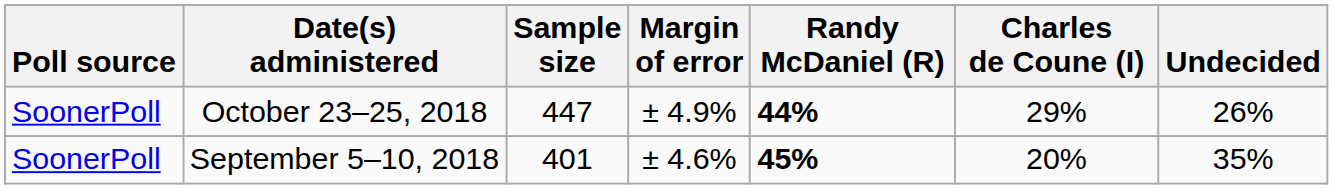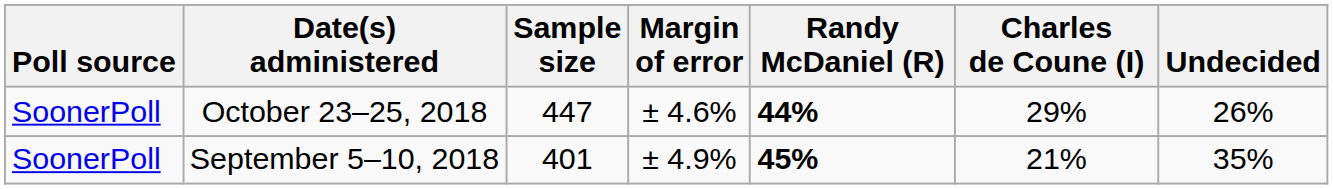(689, 111) ± 4.9% -> (689, 111) ± 4.6%
(689, 159) ± 4.6% -> (689, 159) ± 4.9%
(1056, 159) 20% -> (1056, 159) 21%
